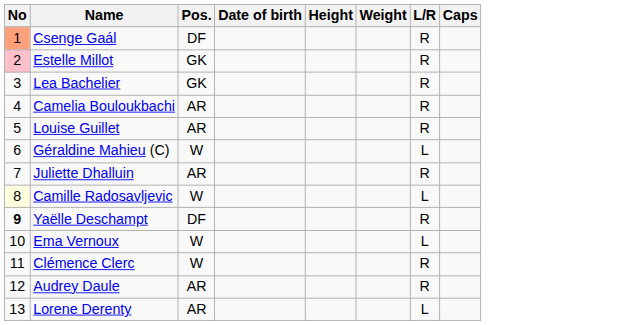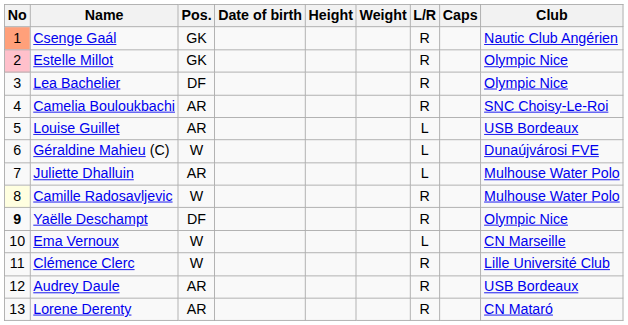+ column: (552, 15)
(197, 38) DF -> (197, 38) GK
(197, 83) GK -> (197, 83) DF
(425, 128) R -> (425, 128) L
(425, 173) R -> (425, 173) L
(425, 196) L -> (425, 196) R
(425, 309) L -> (425, 309) R
